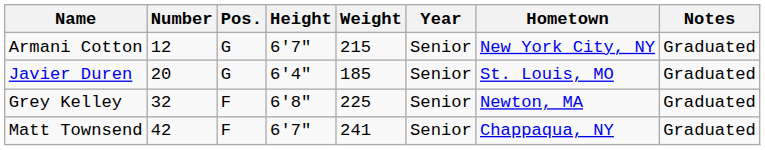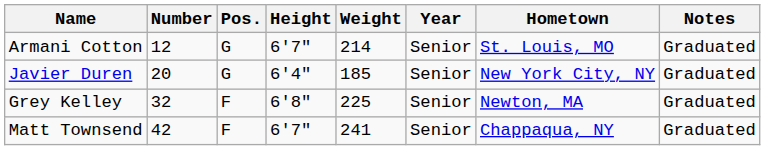(356, 47) 215 -> (356, 47) 214
(568, 47) New York City, NY -> (547, 47) St. Louis, MO
(547, 75) St. Louis, MO -> (568, 75) New York City, NY
